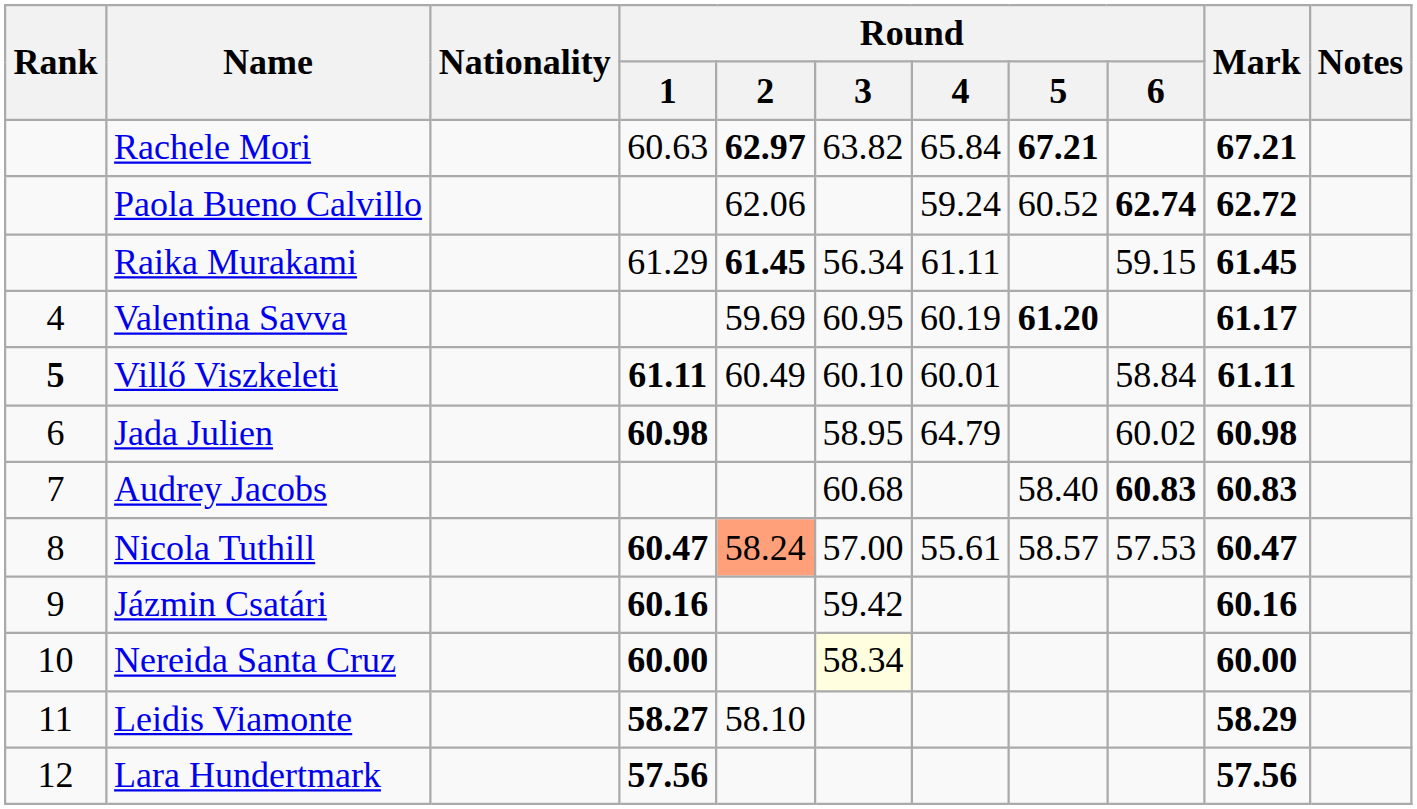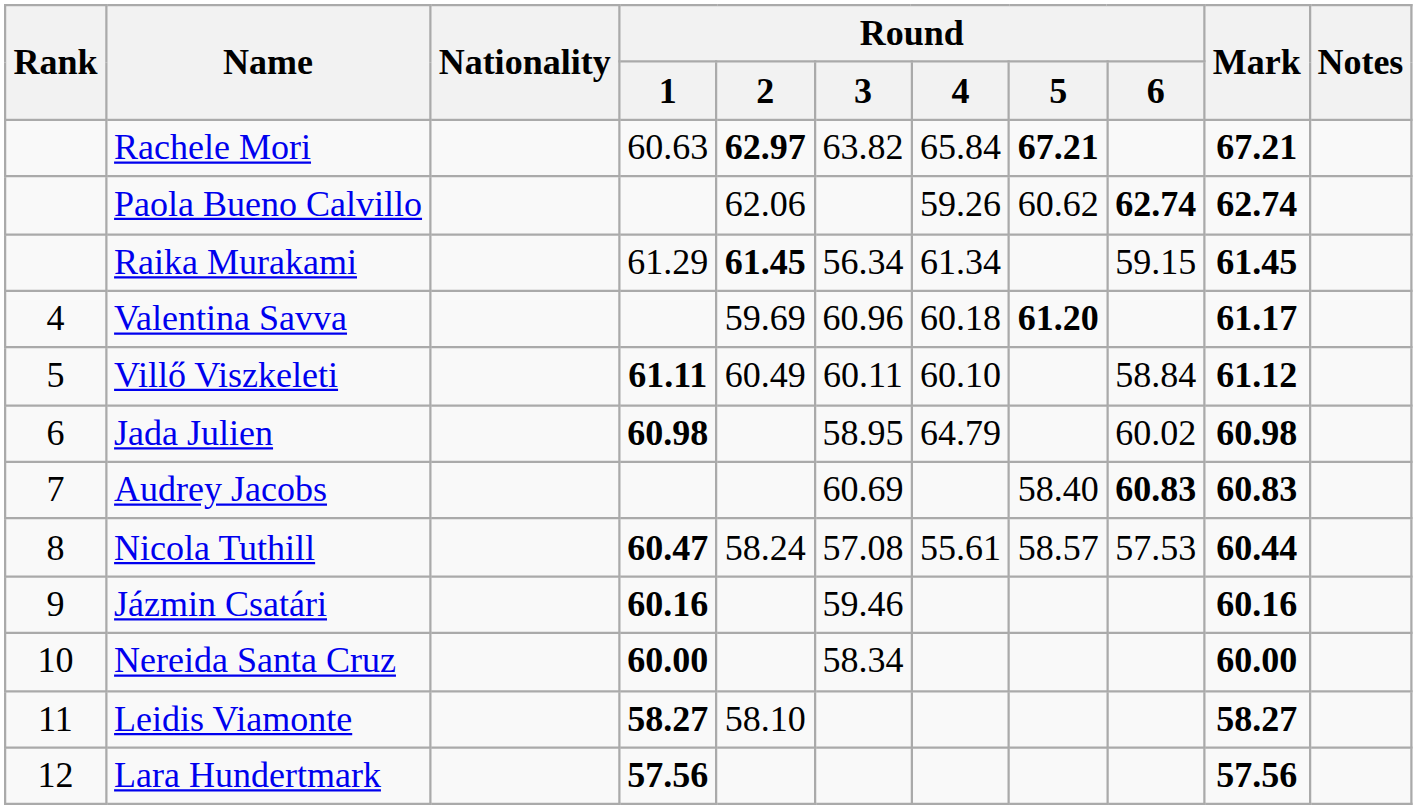(961, 204) 59.24 -> (961, 204) 59.26
(1058, 204) 60.52 -> (1058, 204) 60.62
(1257, 204) 62.72 -> (1257, 204) 62.74
(961, 261) 61.11 -> (961, 261) 61.34
(863, 318) 60.95 -> (863, 318) 60.96
(961, 318) 60.19 -> (961, 318) 60.18
(55, 375) bold -> (55, 375) normal
(863, 375) 60.10 -> (863, 375) 60.11
(961, 375) 60.01 -> (961, 375) 60.10
(1257, 375) 61.11 -> (1257, 375) 61.12
(863, 489) 60.68 -> (863, 489) 60.69
(765, 546) lightsalmon background -> (765, 546) no background
(863, 546) 57.00 -> (863, 546) 57.08
(1257, 546) 60.47 -> (1257, 546) 60.44
(863, 603) 59.42 -> (863, 603) 59.46
(863, 661) lightyellow background -> (863, 661) no background
(1257, 718) 58.29 -> (1257, 718) 58.27
